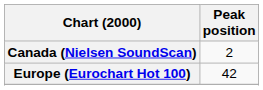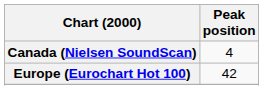(229, 52) 2 -> (229, 52) 4
